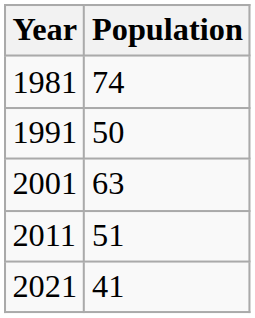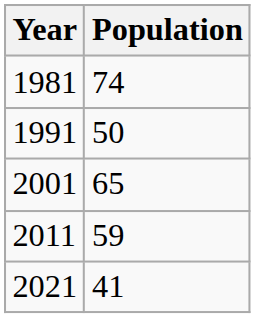(108, 183) 63 -> (108, 183) 65
(108, 235) 51 -> (108, 235) 59
